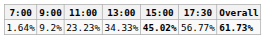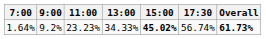(198, 27) 56.77% -> (198, 27) 56.74%
